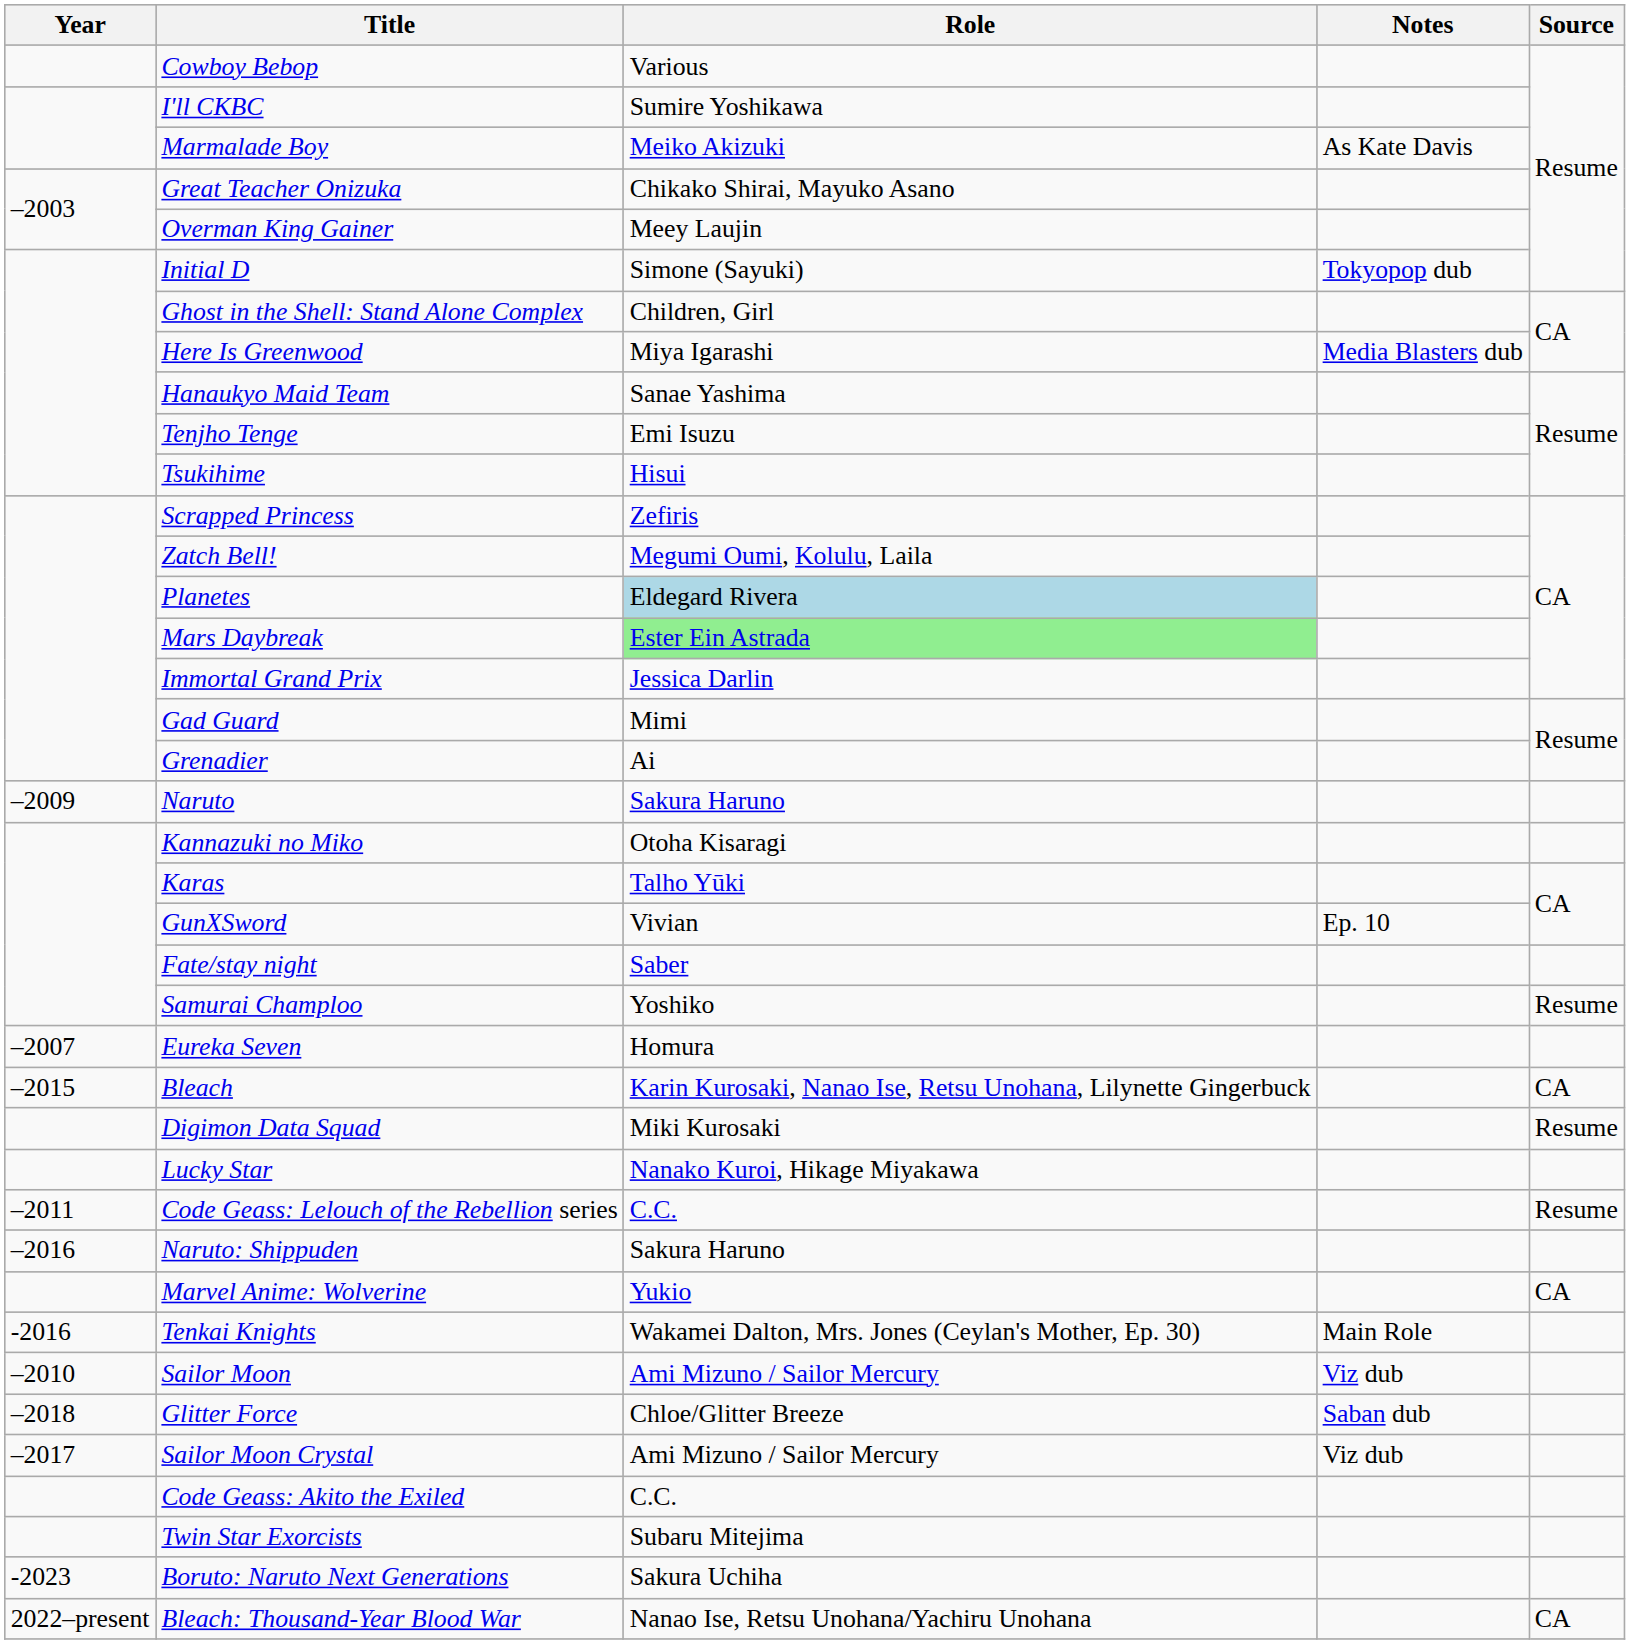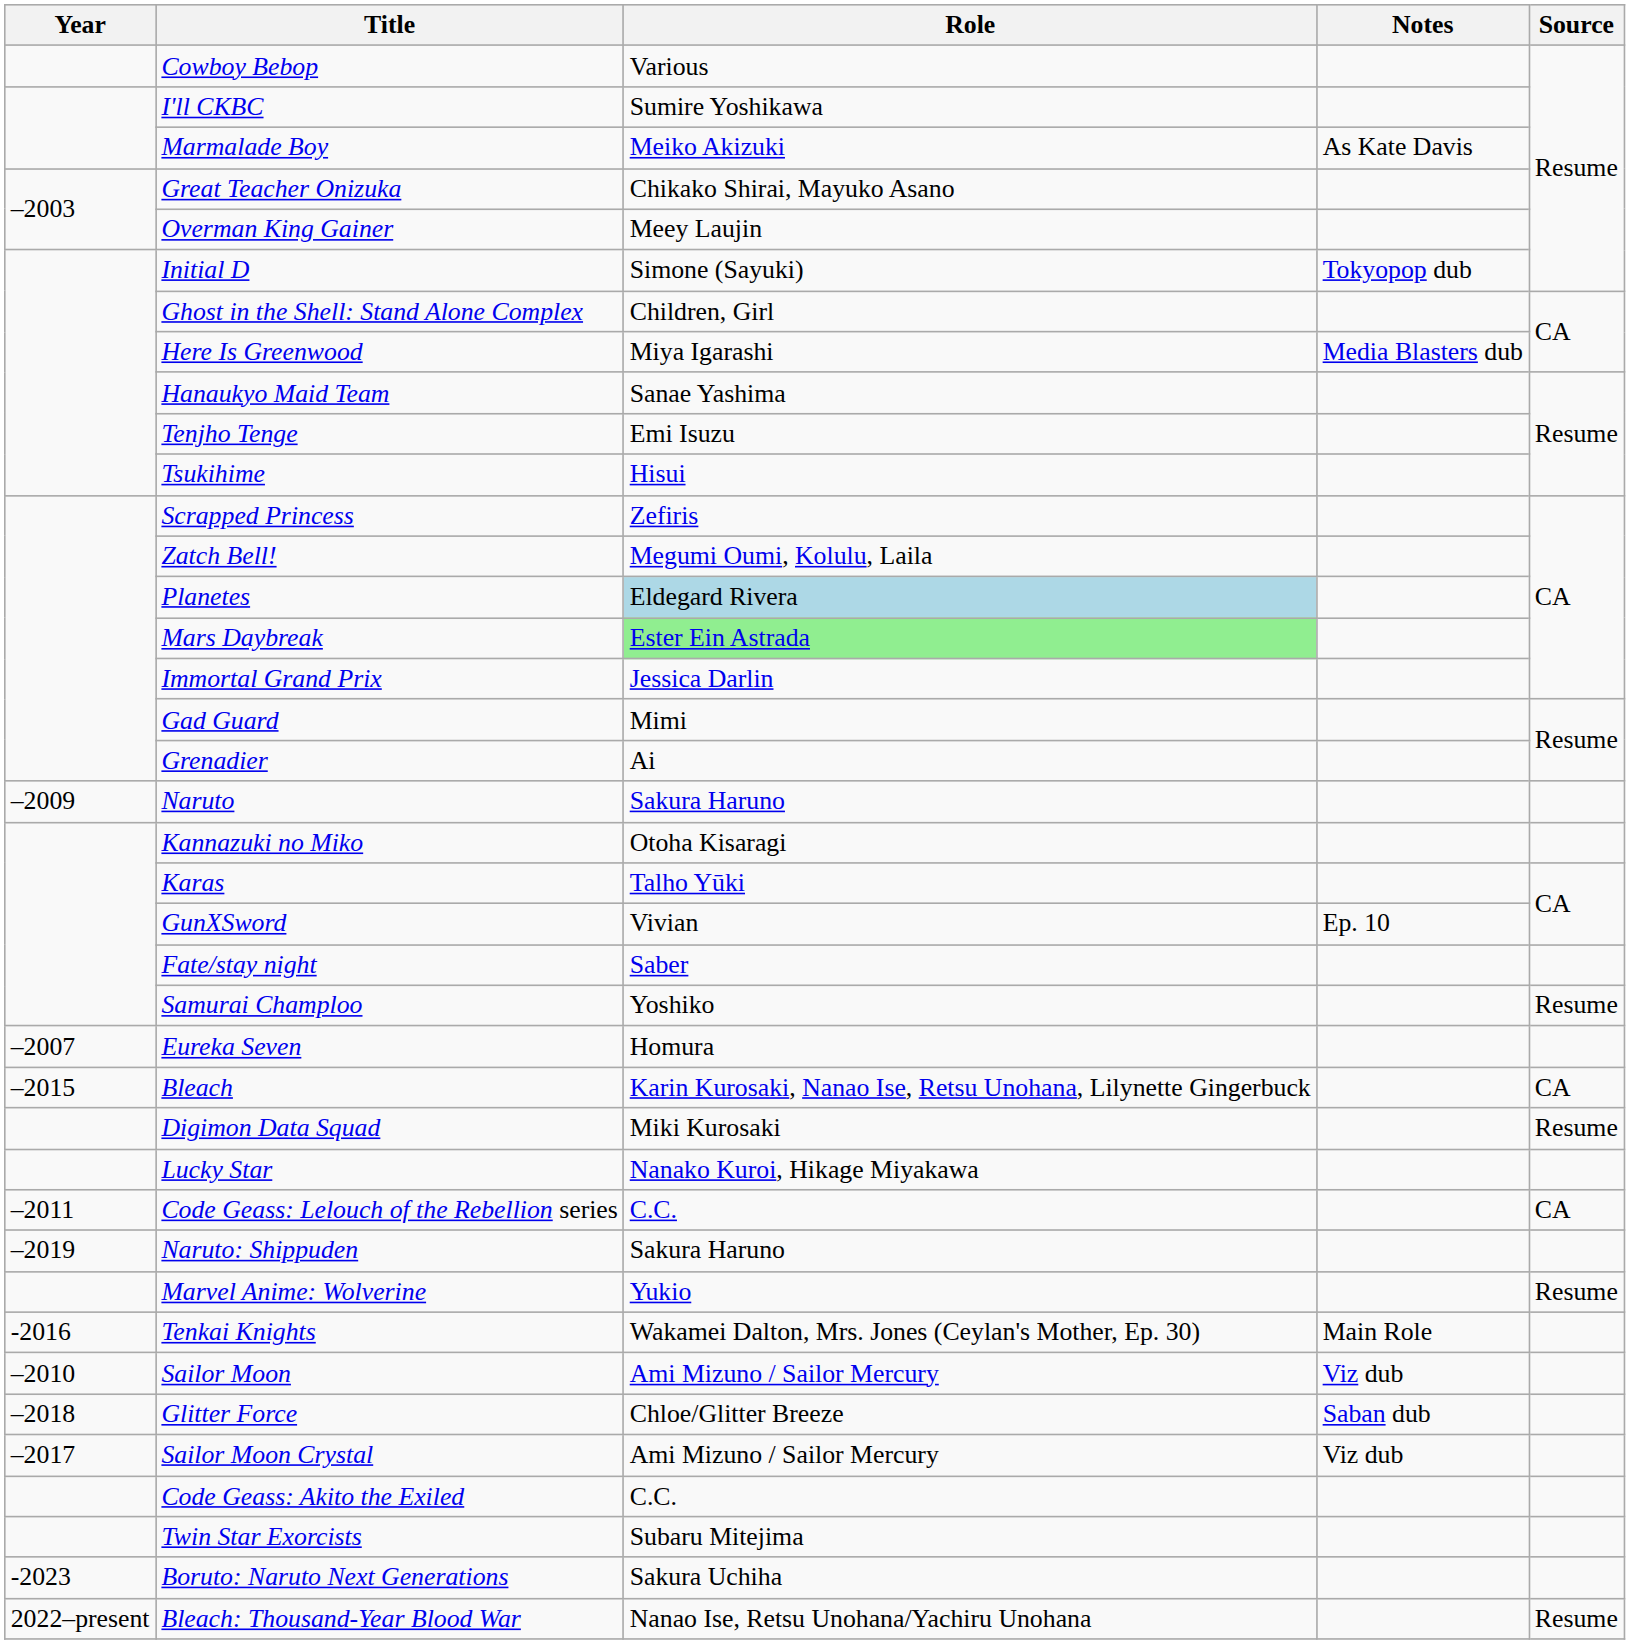(1576, 1209) Resume -> (1553, 1209) CA
(43, 1250) –2016 -> (43, 1250) –2019
(1553, 1291) CA -> (1576, 1291) Resume
(1553, 1618) CA -> (1576, 1618) Resume
